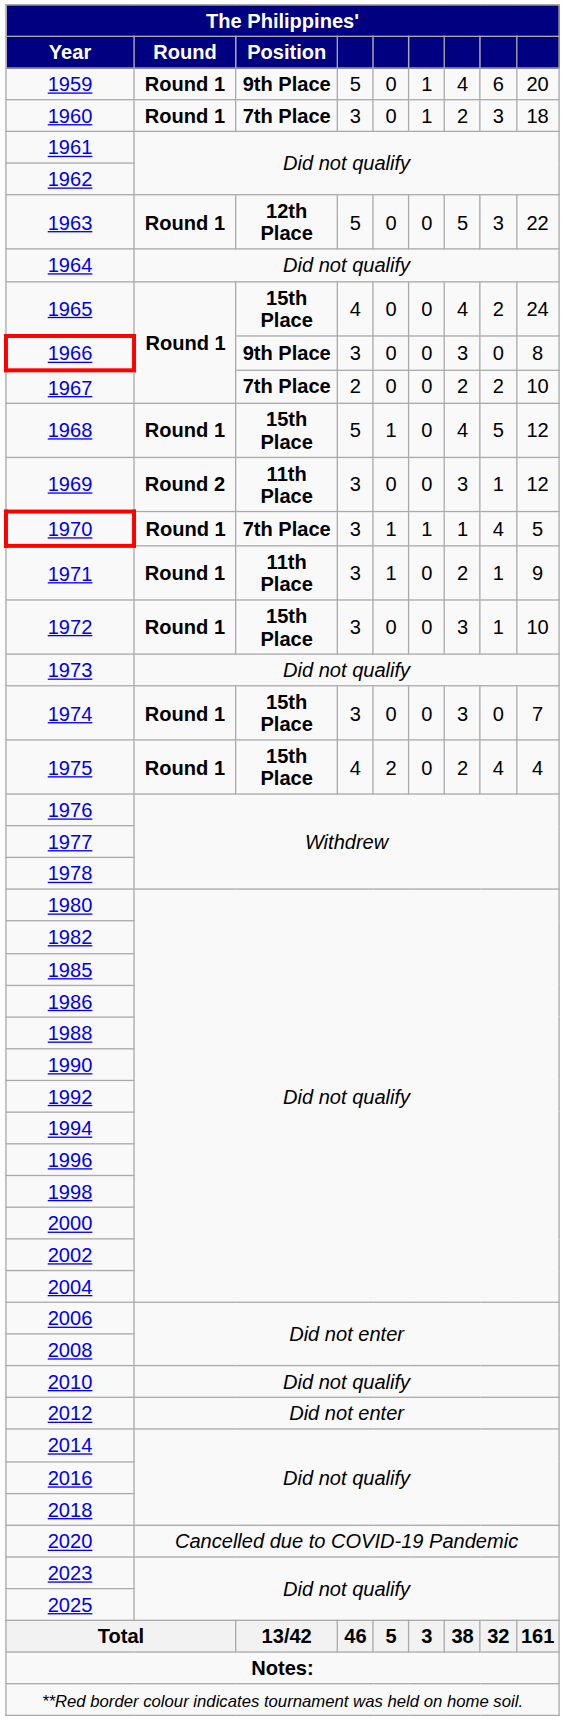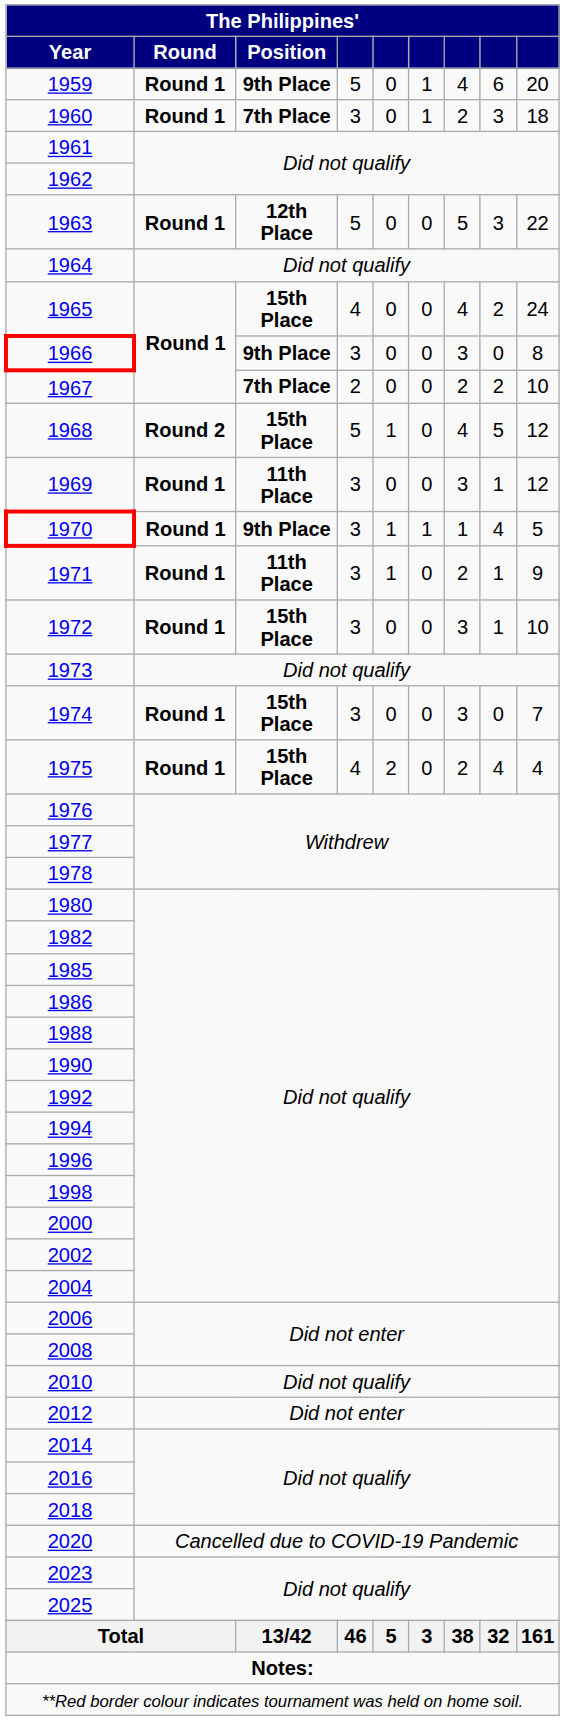(185, 430) Round 1 -> (185, 430) Round 2
(185, 484) Round 2 -> (185, 484) Round 1
(287, 529) 7th Place -> (287, 529) 9th Place
